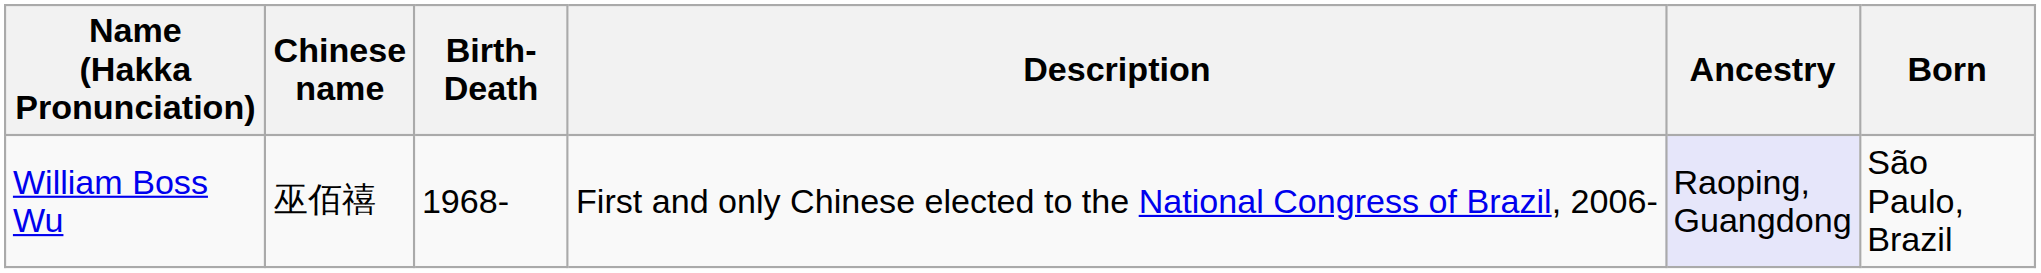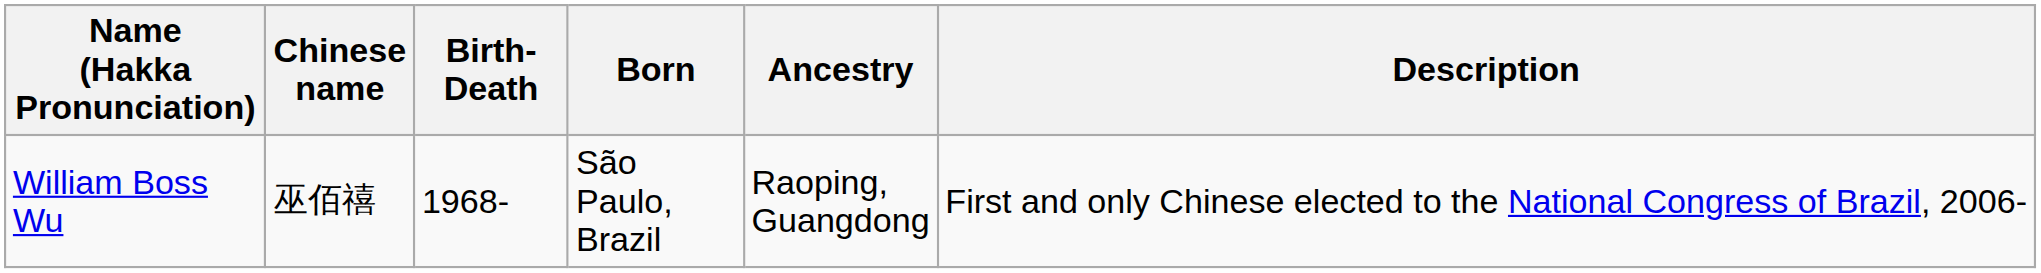columns swapped: (1947, 69) <-> (1117, 69)
(1763, 200) lavender background -> (841, 200) no background
